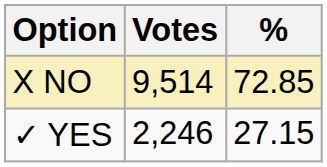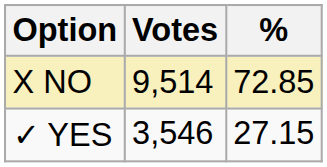(173, 134) 2,246 -> (173, 134) 3,546
